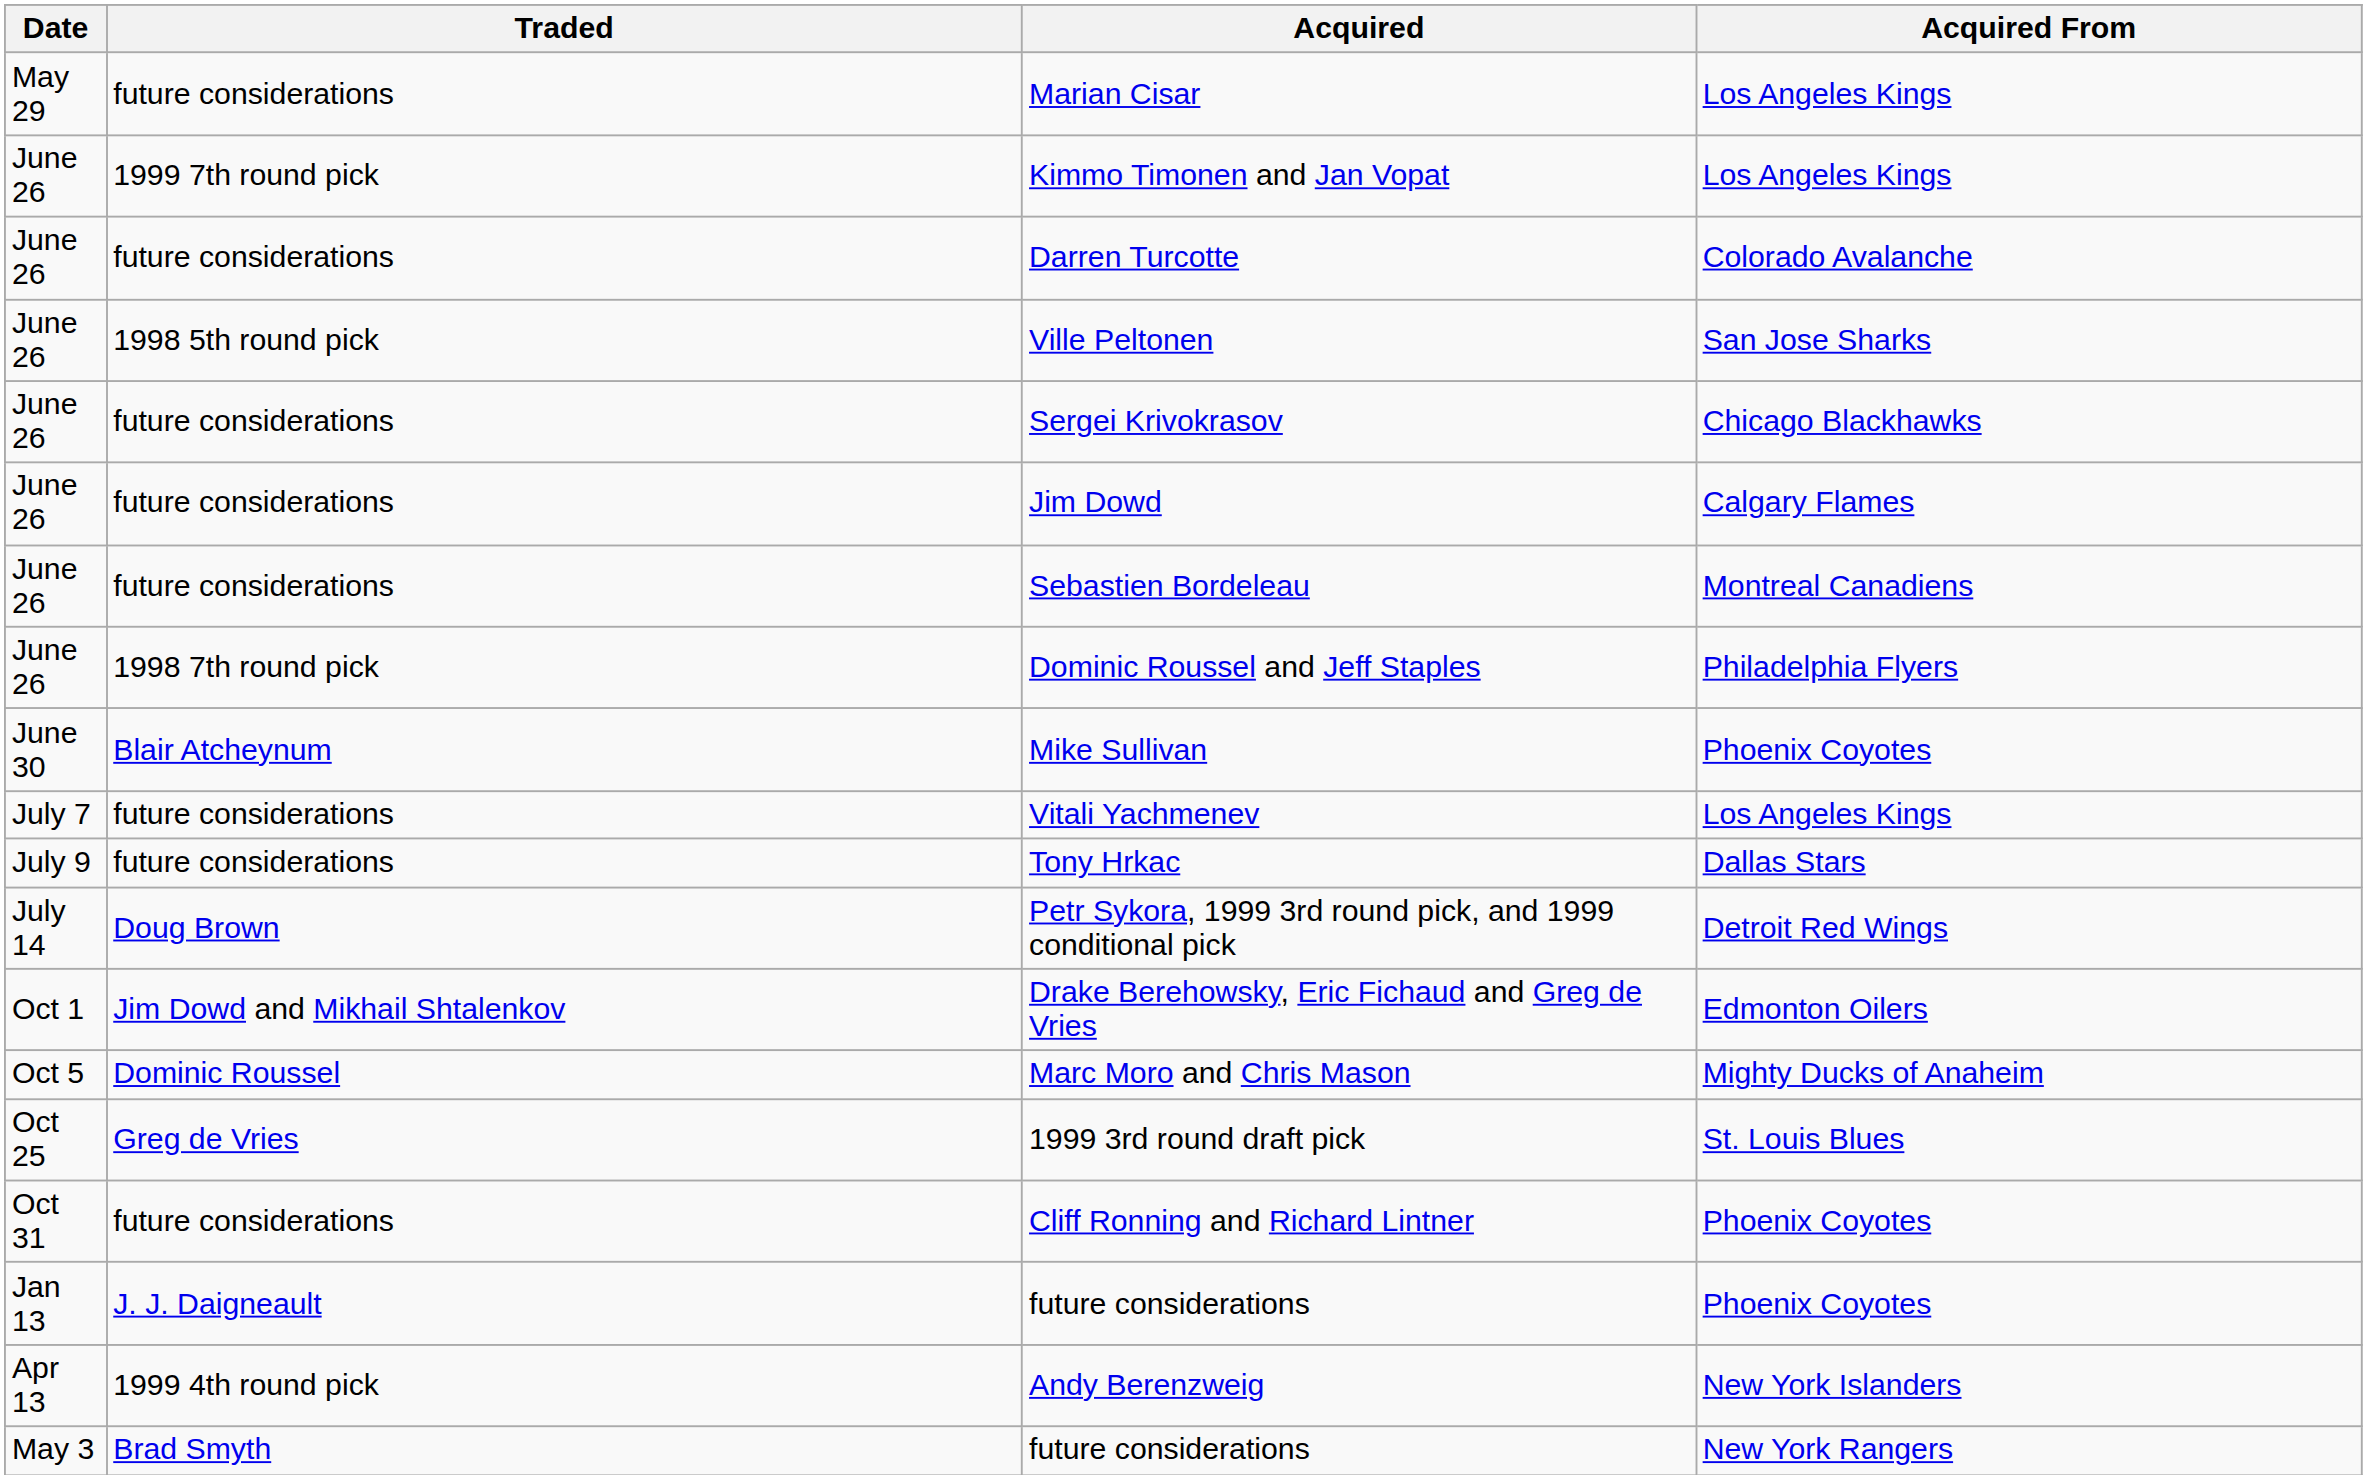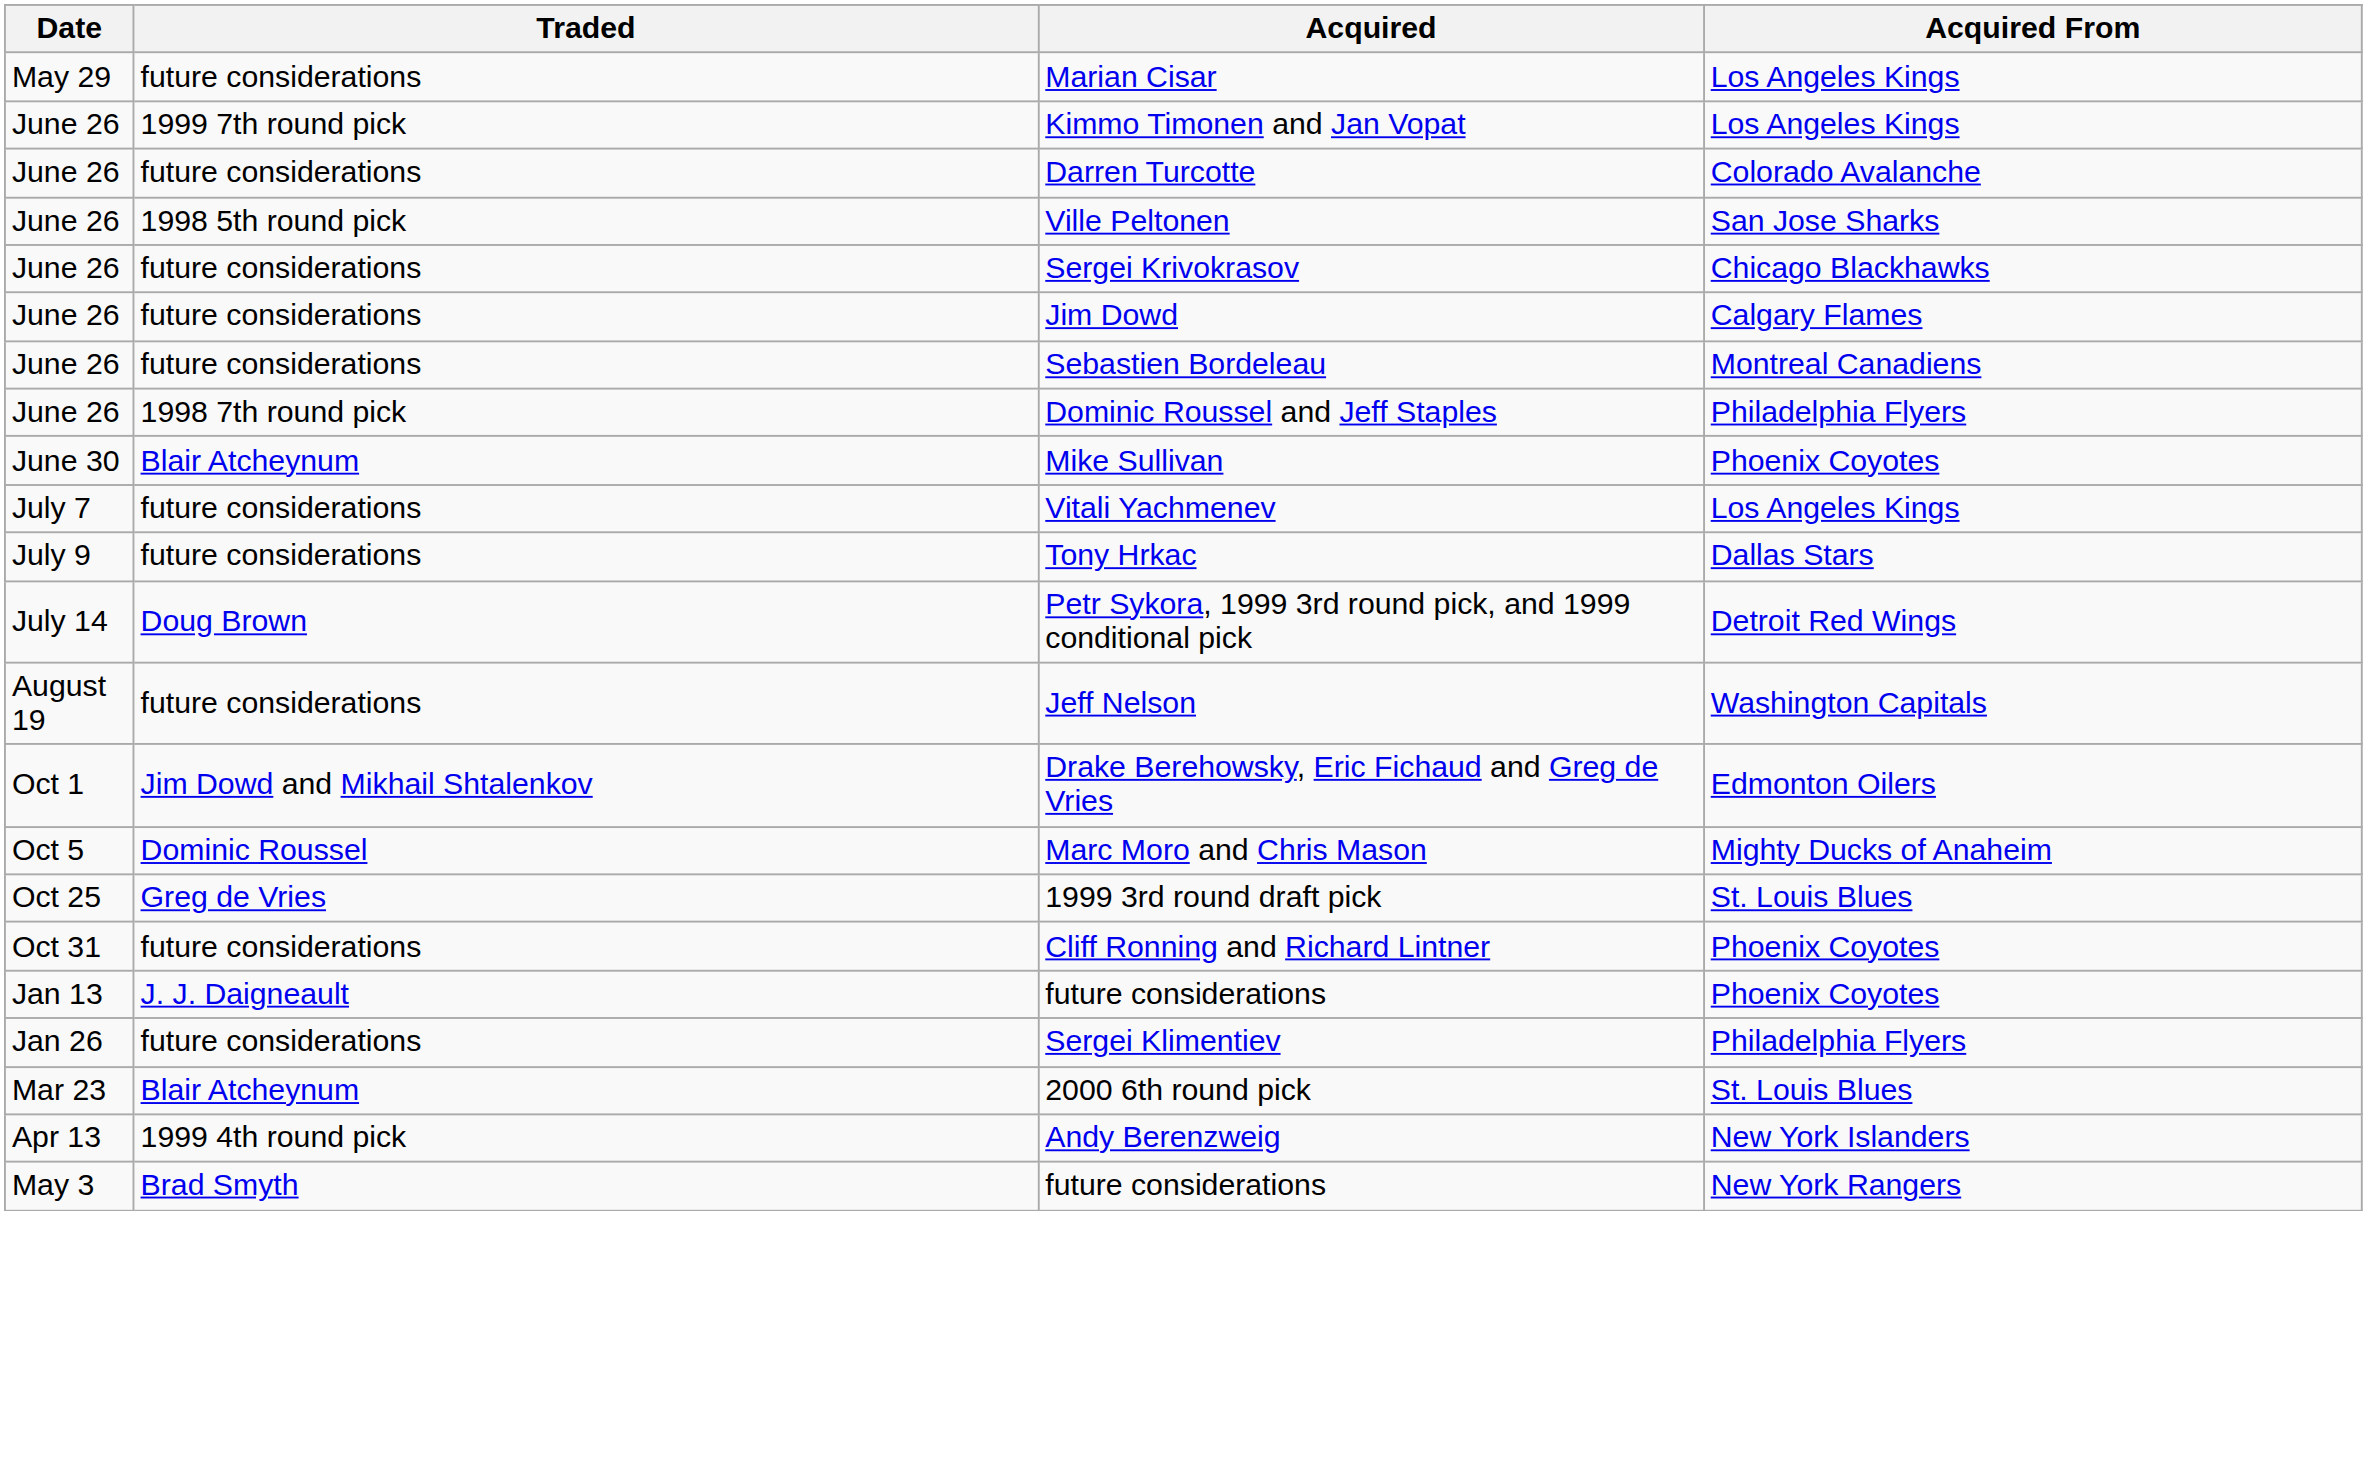+ row: (59, 702)
+ row: (57, 1041)
+ row: (59, 1089)
